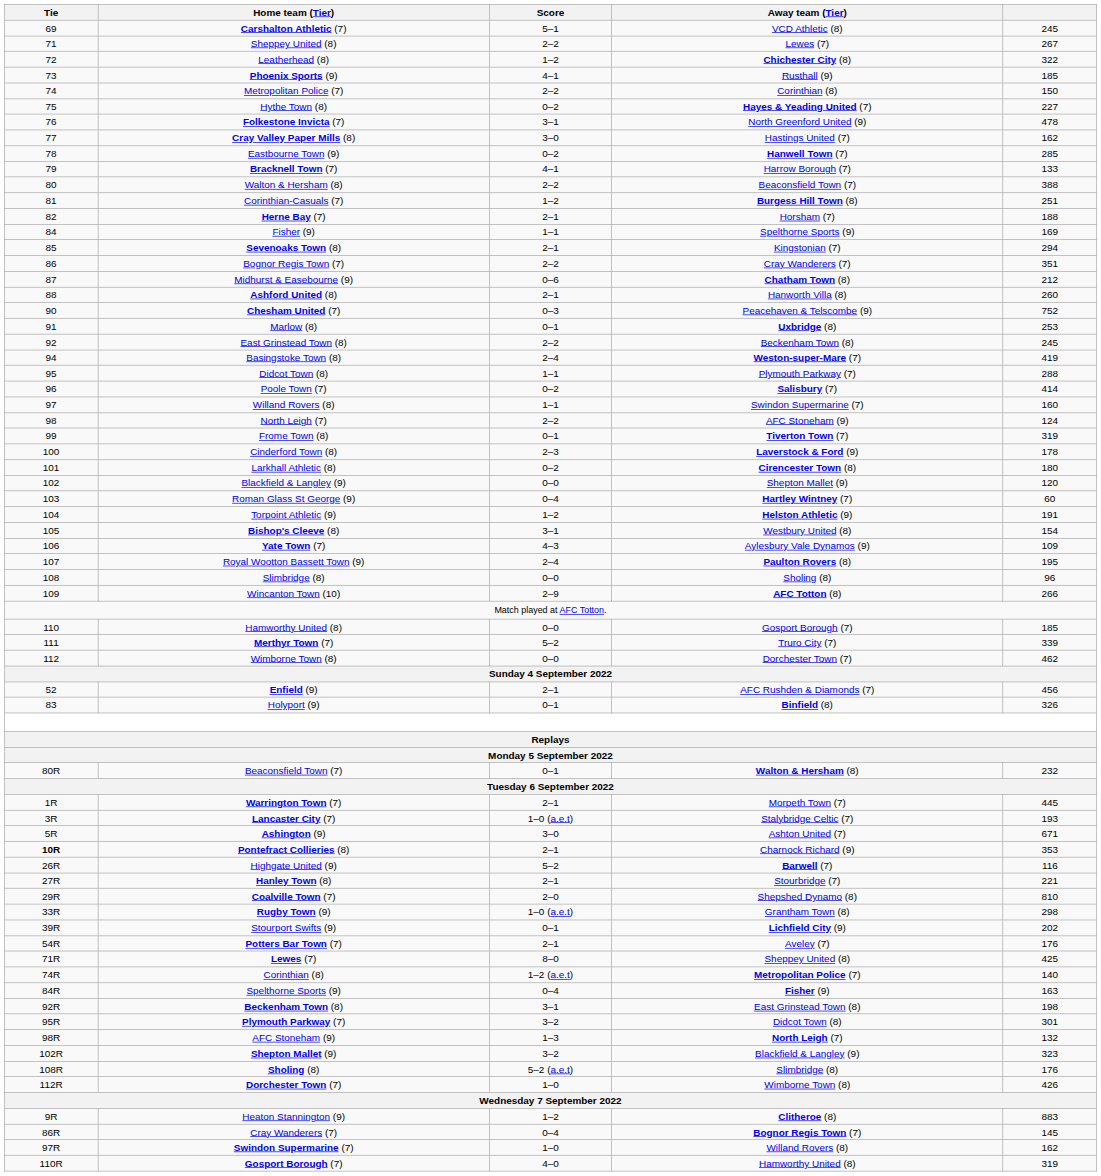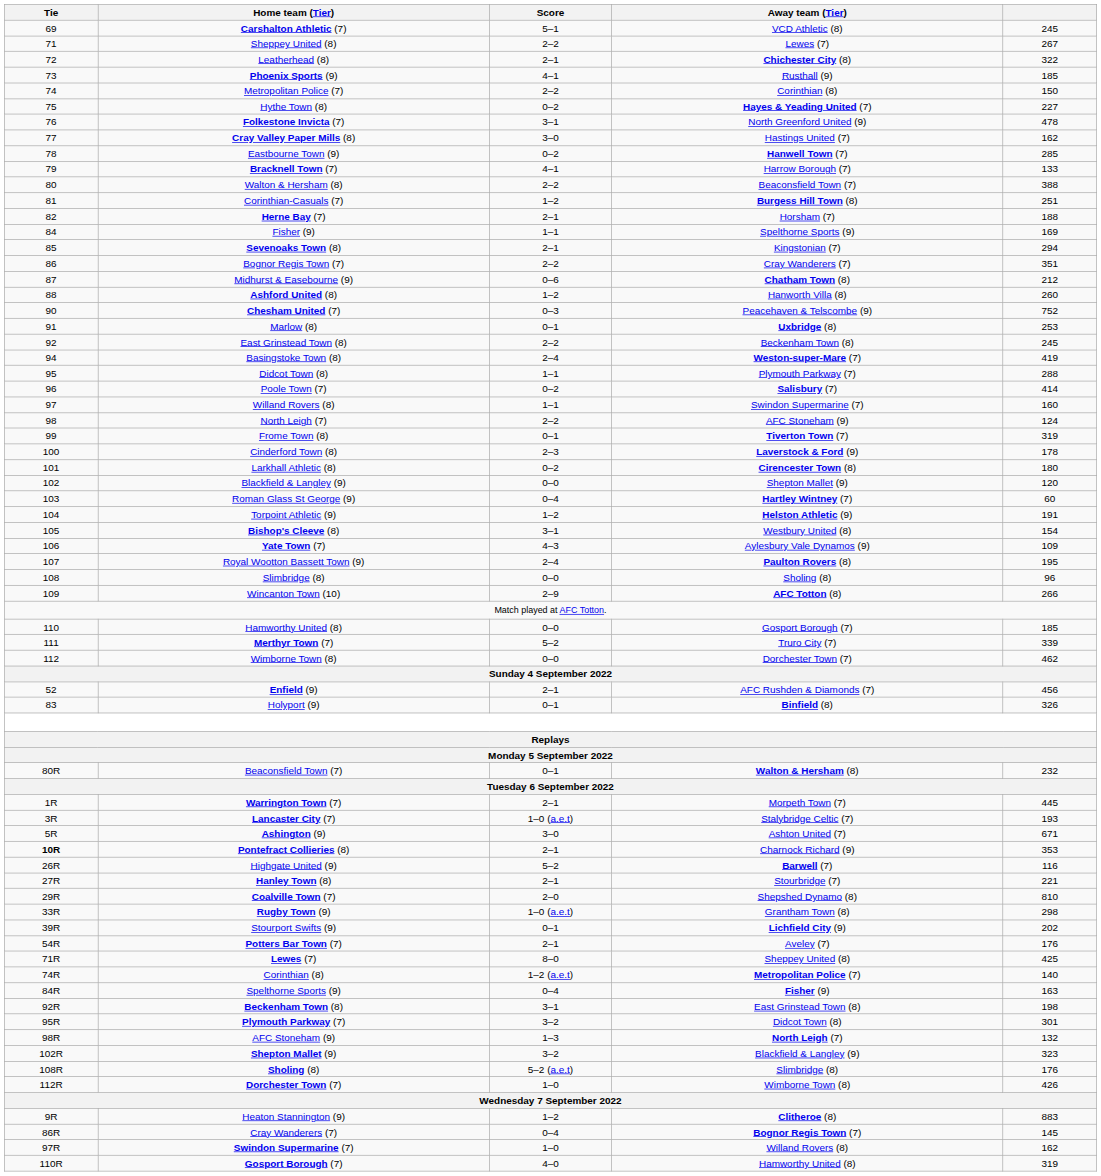(550, 60) 1–2 -> (550, 60) 2–1
(550, 295) 2–1 -> (550, 295) 1–2
